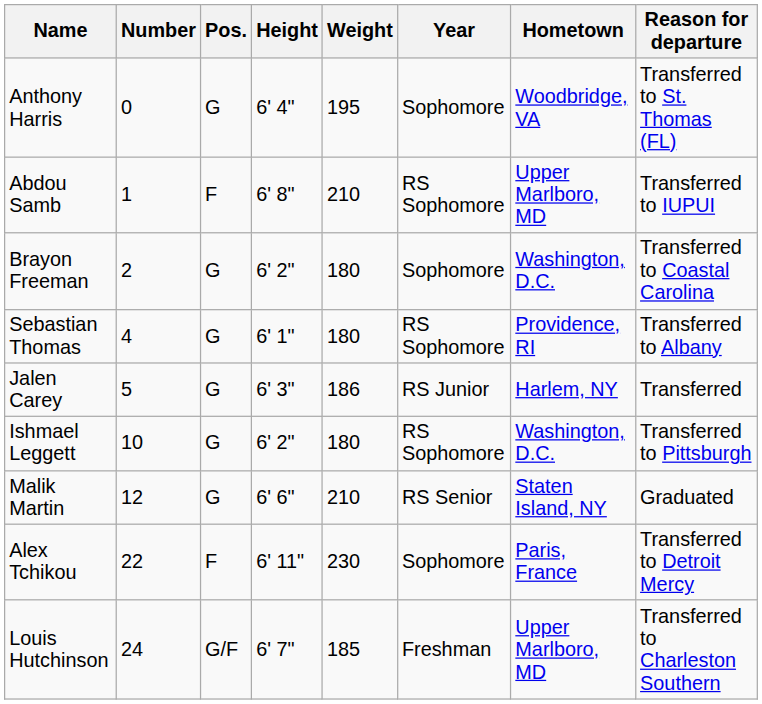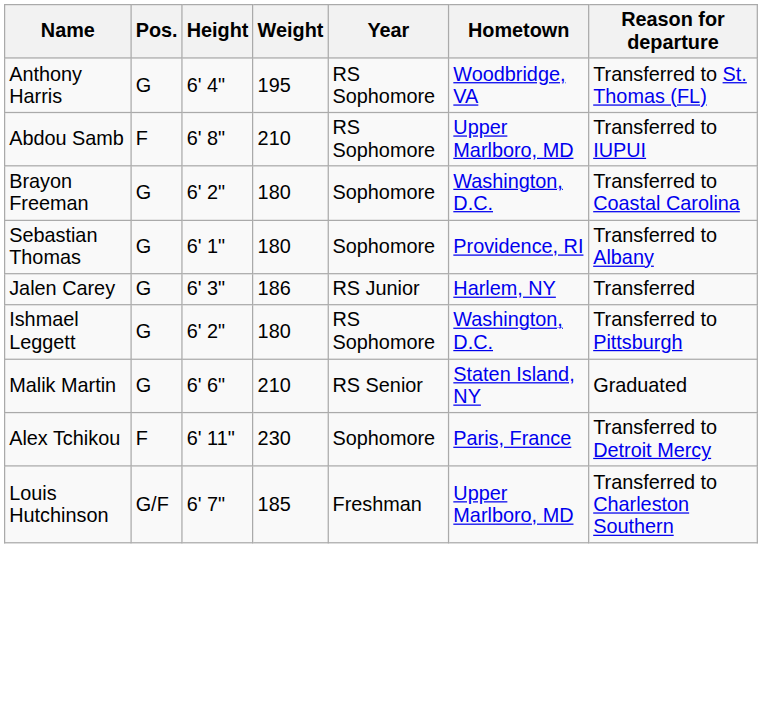- column: (158, 31)
(453, 107) Sophomore -> (384, 85) RS Sophomore
(453, 335) RS Sophomore -> (384, 246) Sophomore
